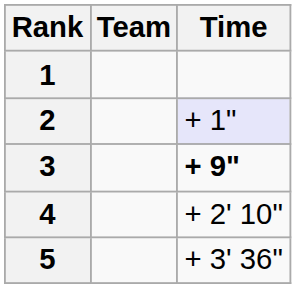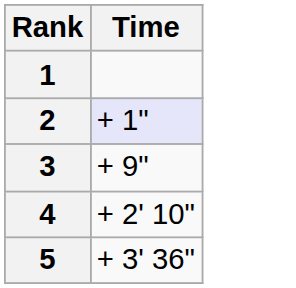- column: (134, 27)
(212, 167) bold -> (123, 167) normal
